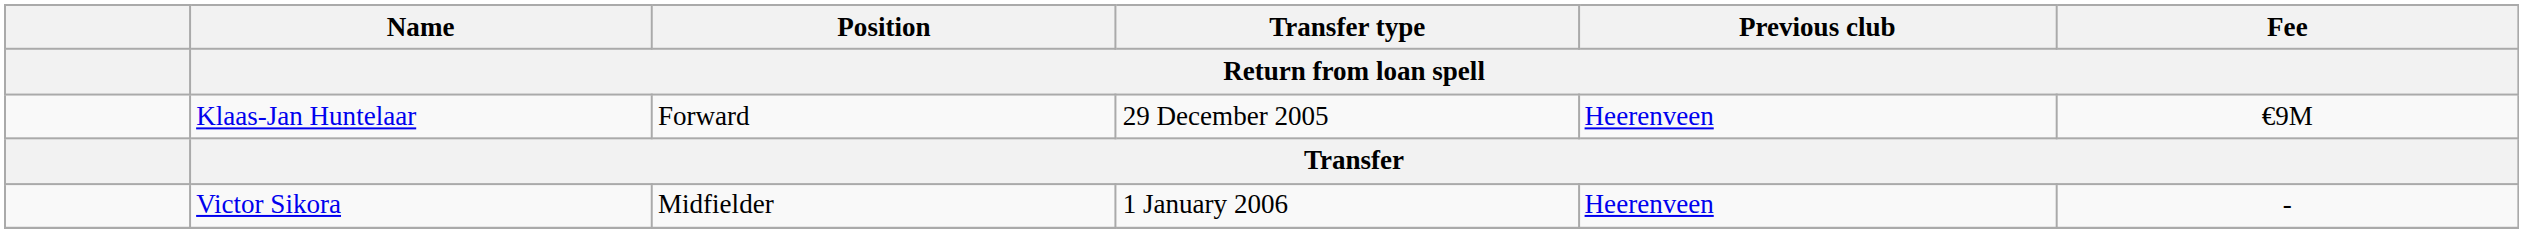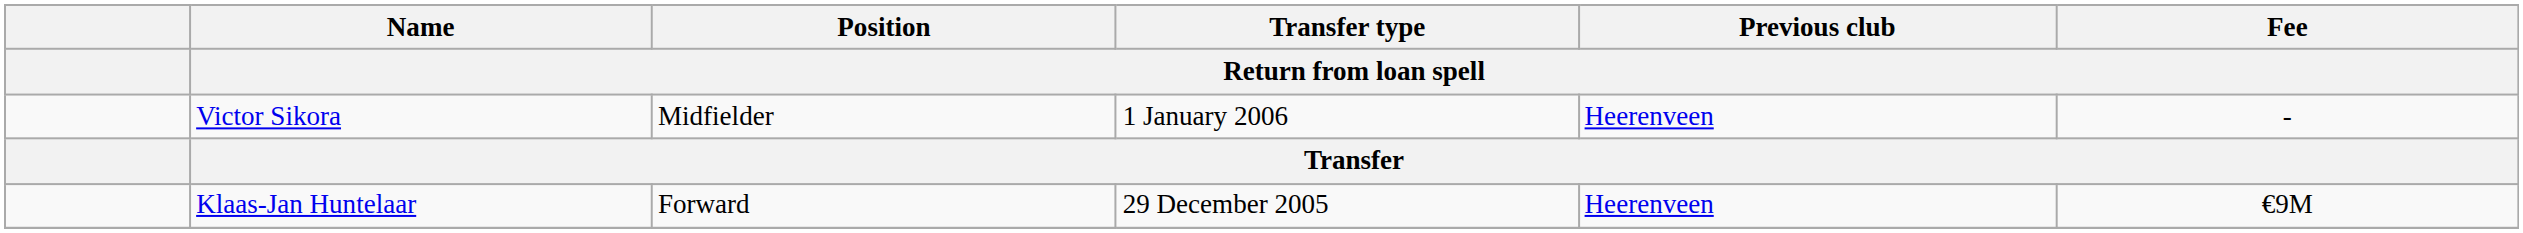rows swapped: (269, 205) <-> (306, 115)
